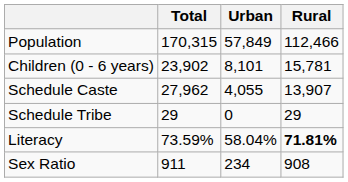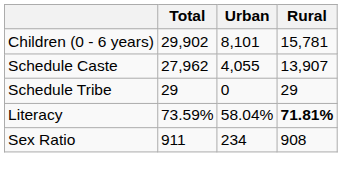- row: (45, 41)
(185, 66) 23,902 -> (185, 41) 29,902
